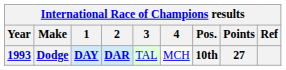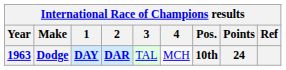(19, 55) 1993 -> (19, 55) 1963
(239, 55) 27 -> (239, 55) 24
